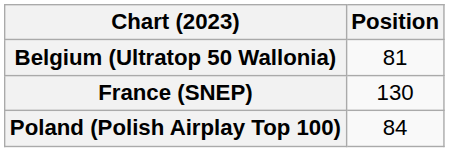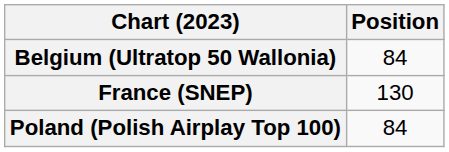(395, 57) 81 -> (395, 57) 84
